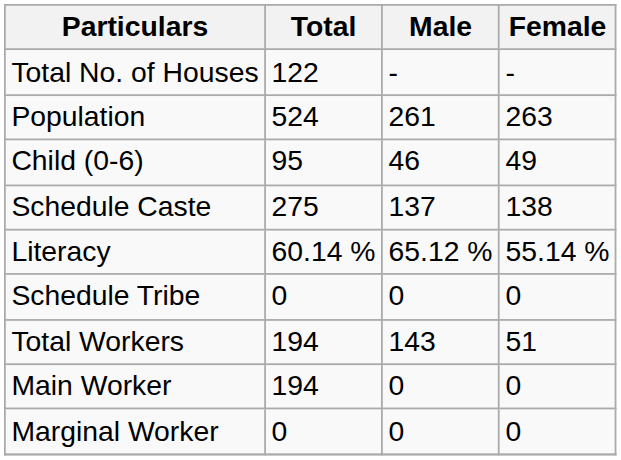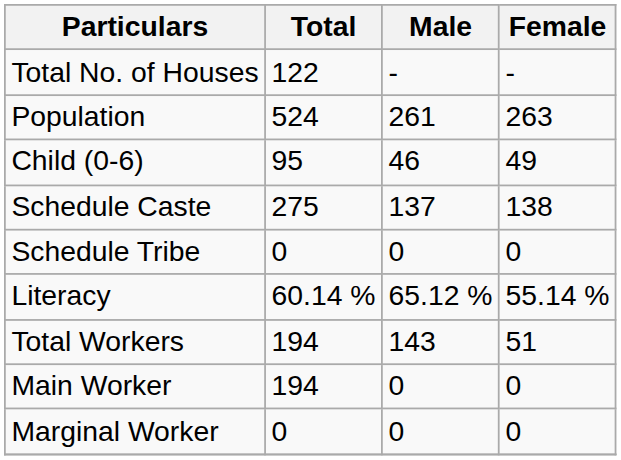rows swapped: (106, 296) <-> (61, 251)
